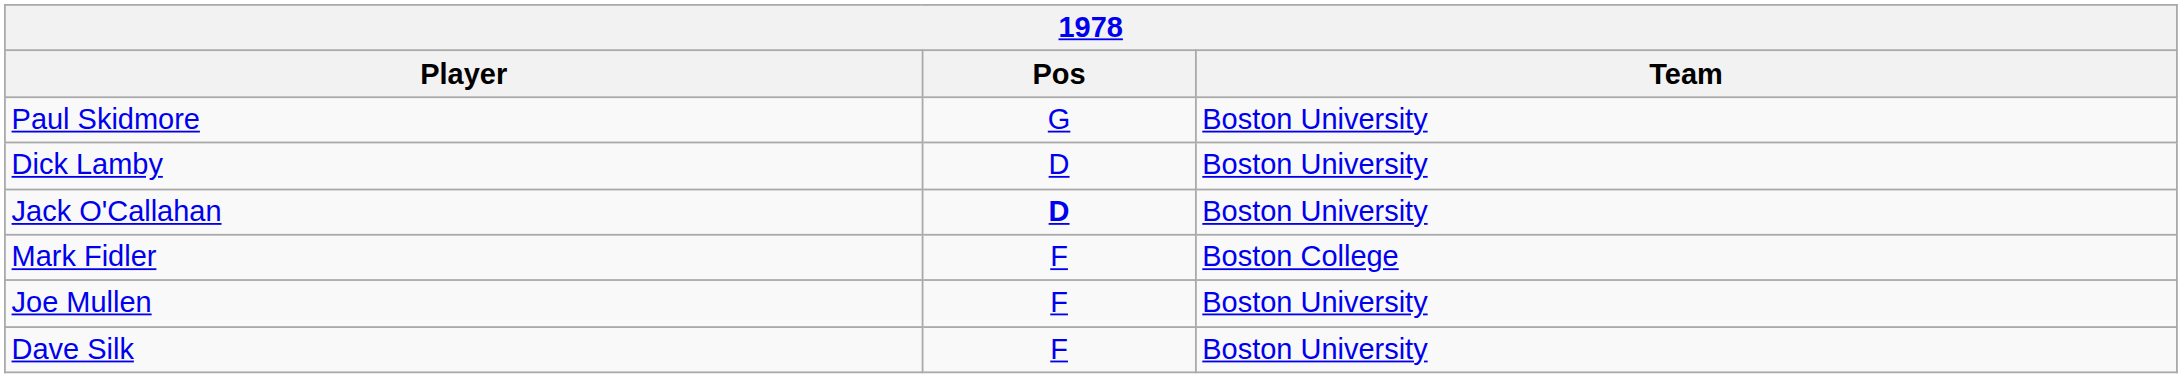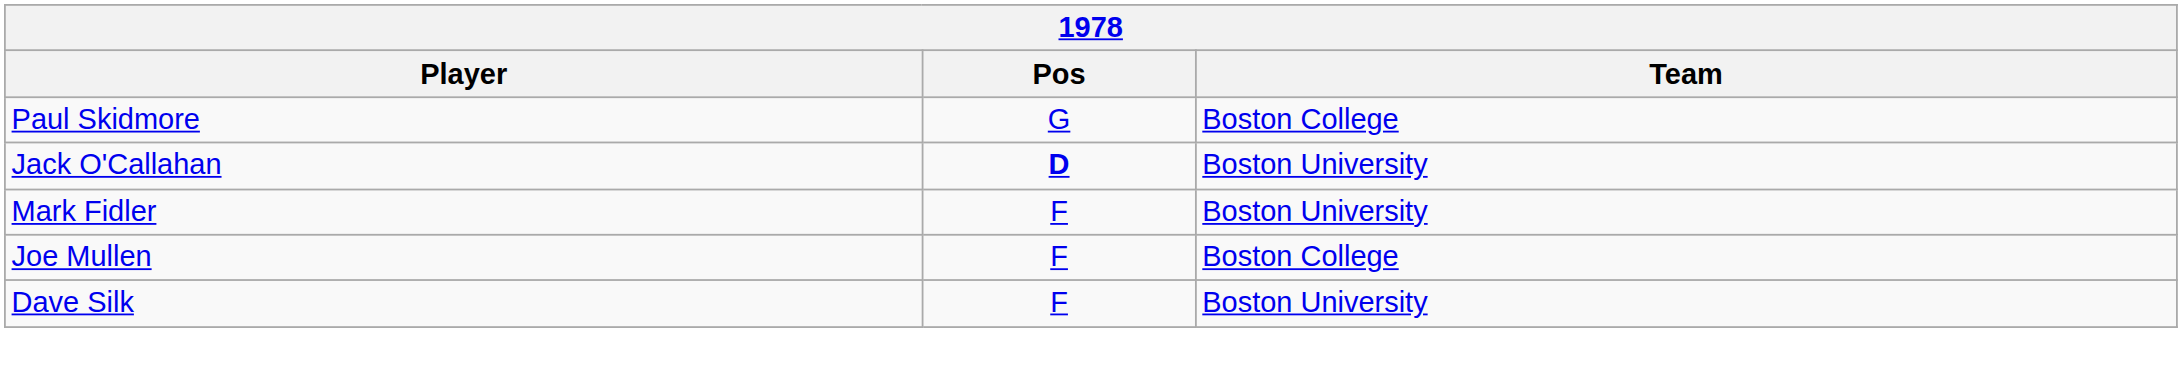(1315, 119) Boston University -> (1301, 119) Boston College
- row: (87, 165)
(1301, 257) Boston College -> (1315, 211) Boston University
(1315, 303) Boston University -> (1301, 257) Boston College
